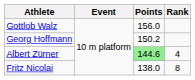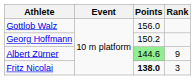(177, 54) 4 -> (177, 54) 9
(149, 68) normal -> (149, 68) bold
(177, 68) 8 -> (177, 68) 3
